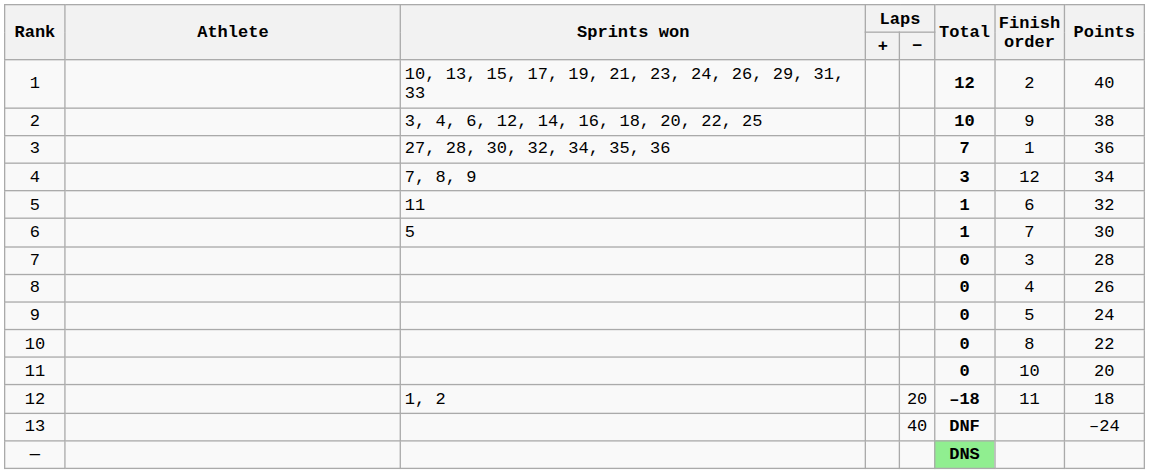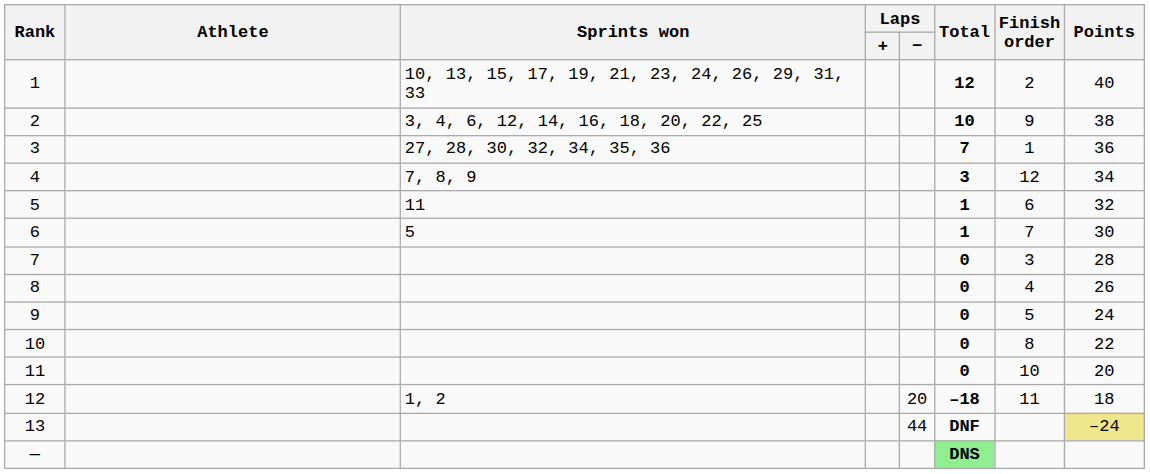(917, 427) 40 -> (917, 427) 44
(1104, 427) no background -> (1104, 427) khaki background
